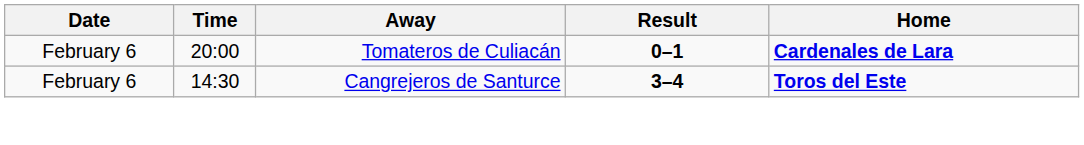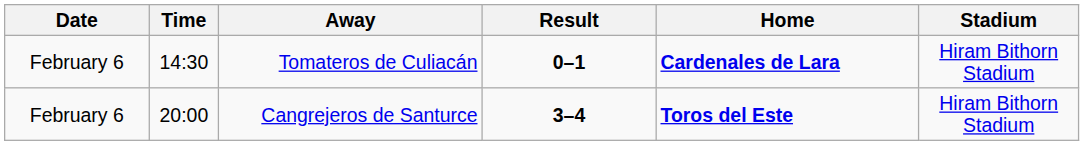+ column: (999, 20)
(215, 51) 20:00 -> (184, 62) 14:30
(215, 82) 14:30 -> (184, 114) 20:00
